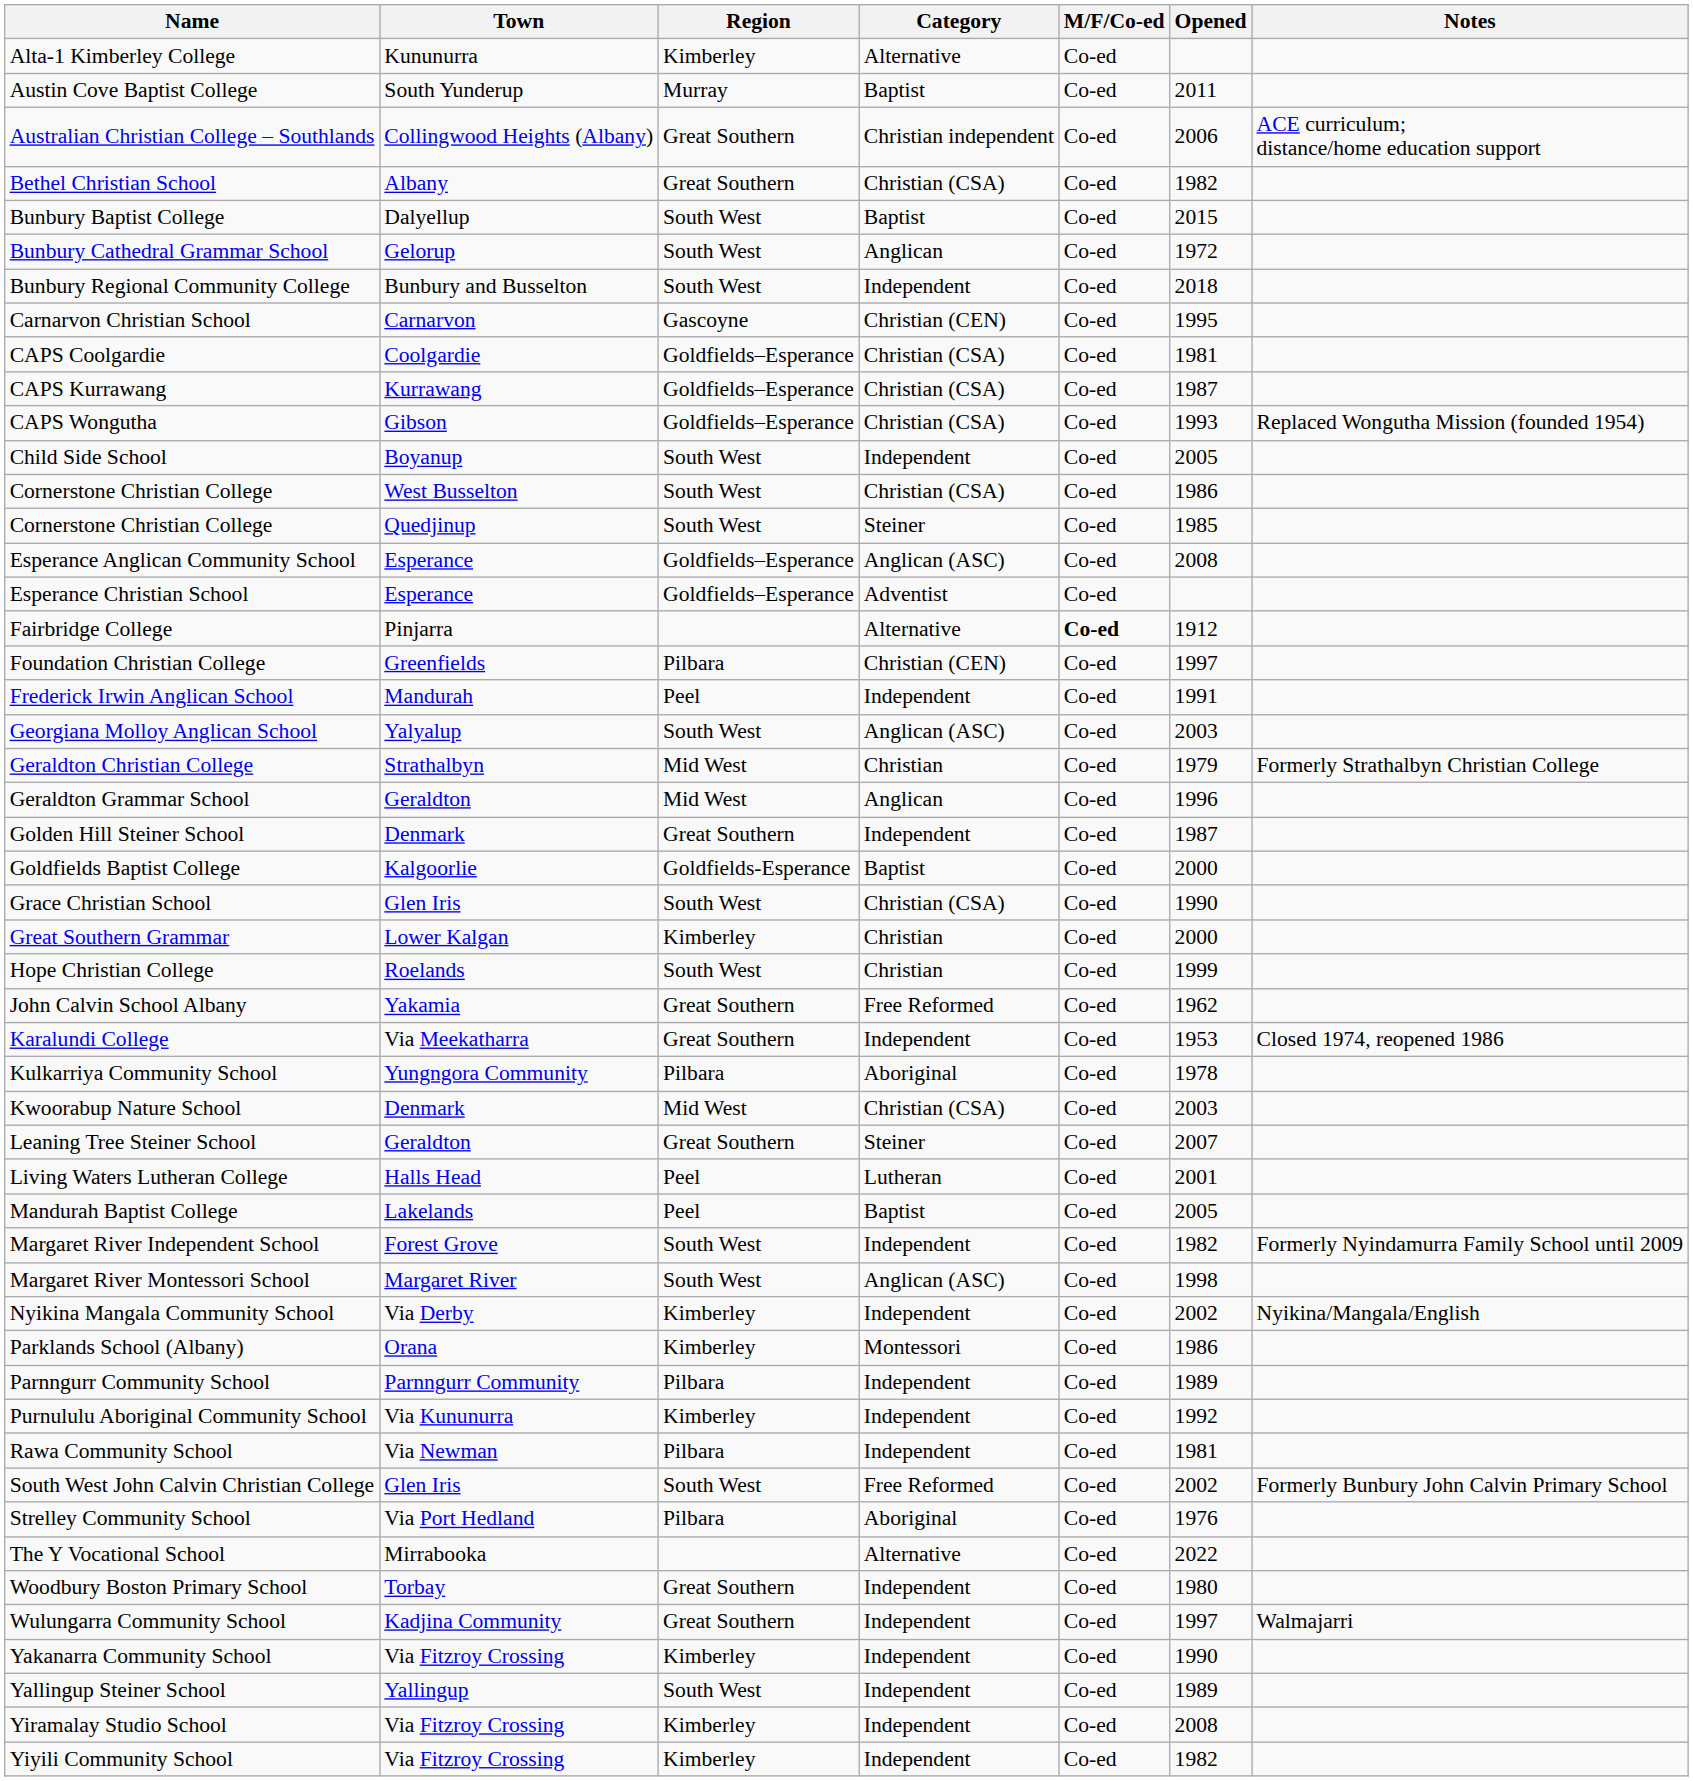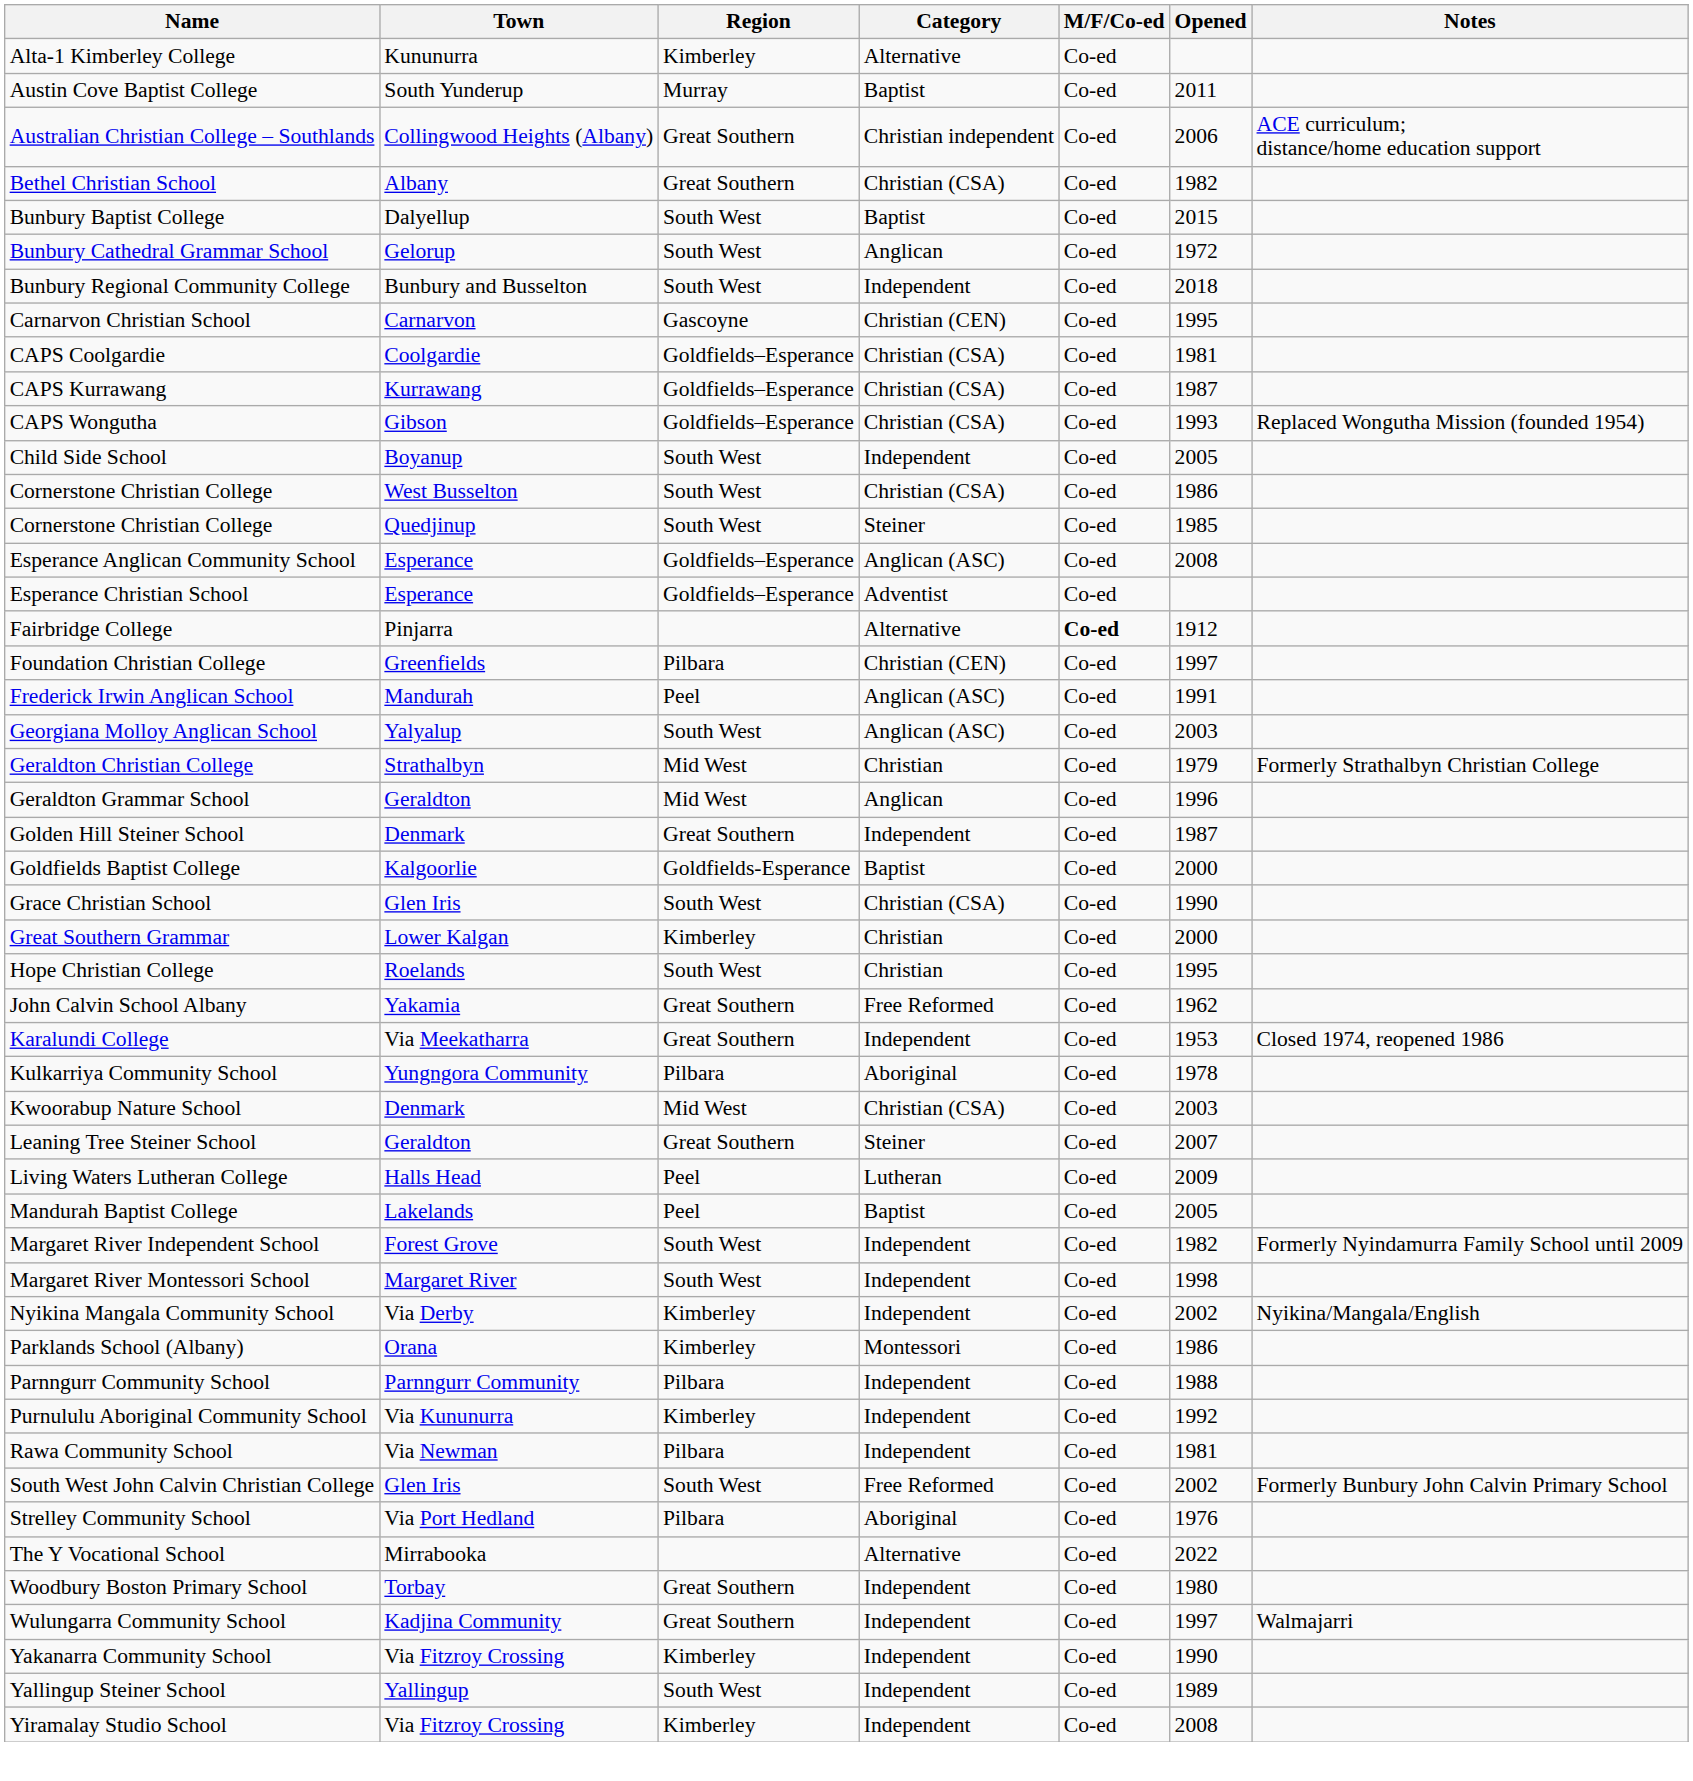(917, 696) Independent -> (934, 696) Anglican (ASC)
(1196, 970) 1999 -> (1196, 970) 1995
(1196, 1176) 2001 -> (1196, 1176) 2009
(934, 1279) Anglican (ASC) -> (917, 1279) Independent
(1196, 1381) 1989 -> (1196, 1381) 1988
- row: (121, 1758)
